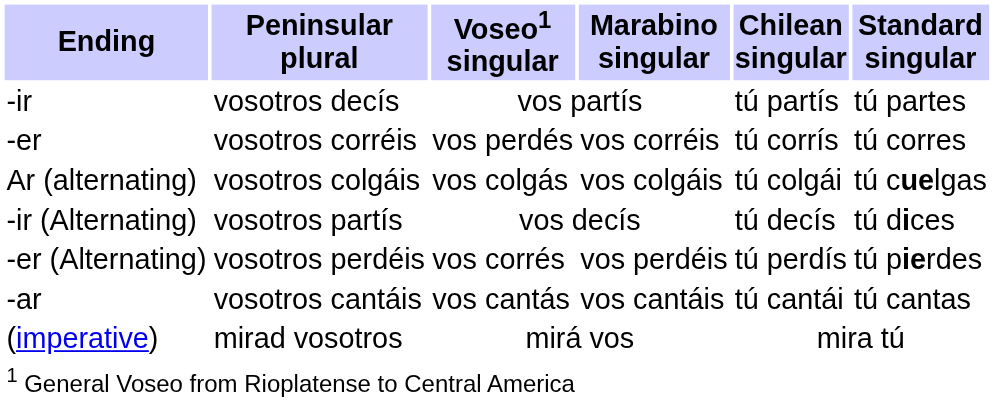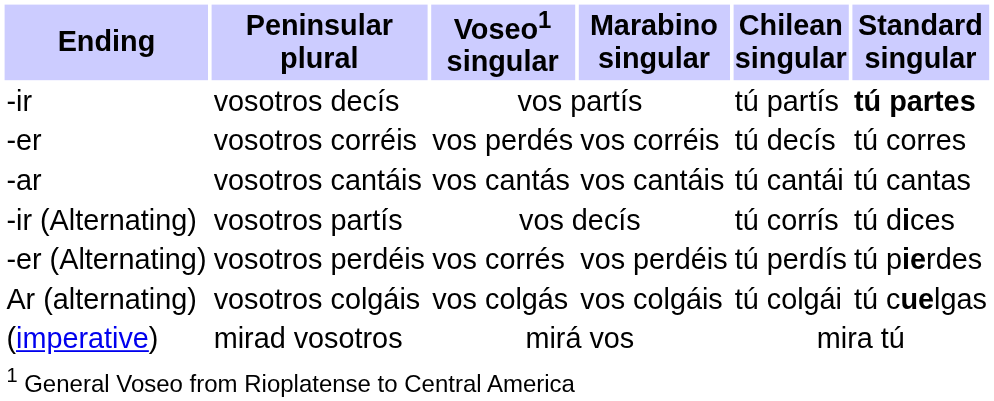(910, 101) normal -> (915, 101) bold
(787, 141) tú corrís -> (785, 141) tú decís
rows swapped: (24, 299) <-> (102, 181)
(785, 220) tú decís -> (787, 220) tú corrís
